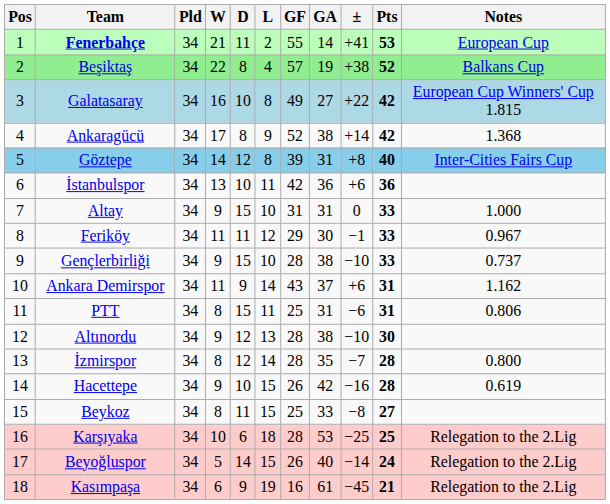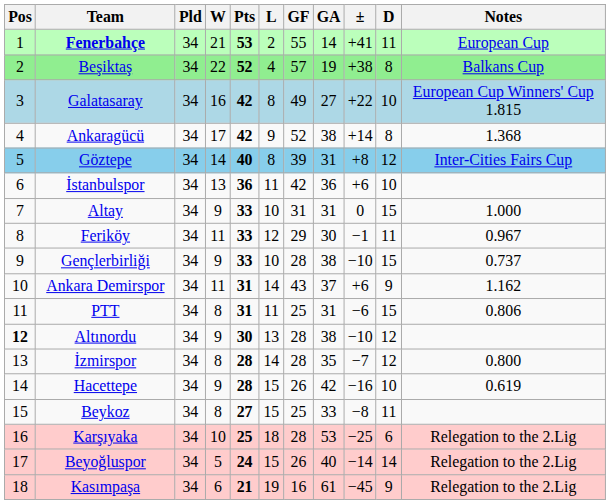columns swapped: (243, 17) <-> (387, 17)
(20, 336) normal -> (20, 336) bold
